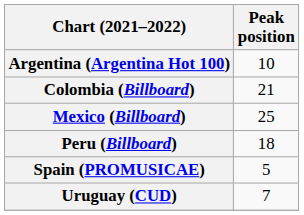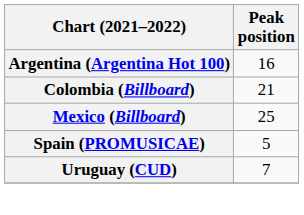(266, 63) 10 -> (266, 63) 16
- row: (119, 143)
